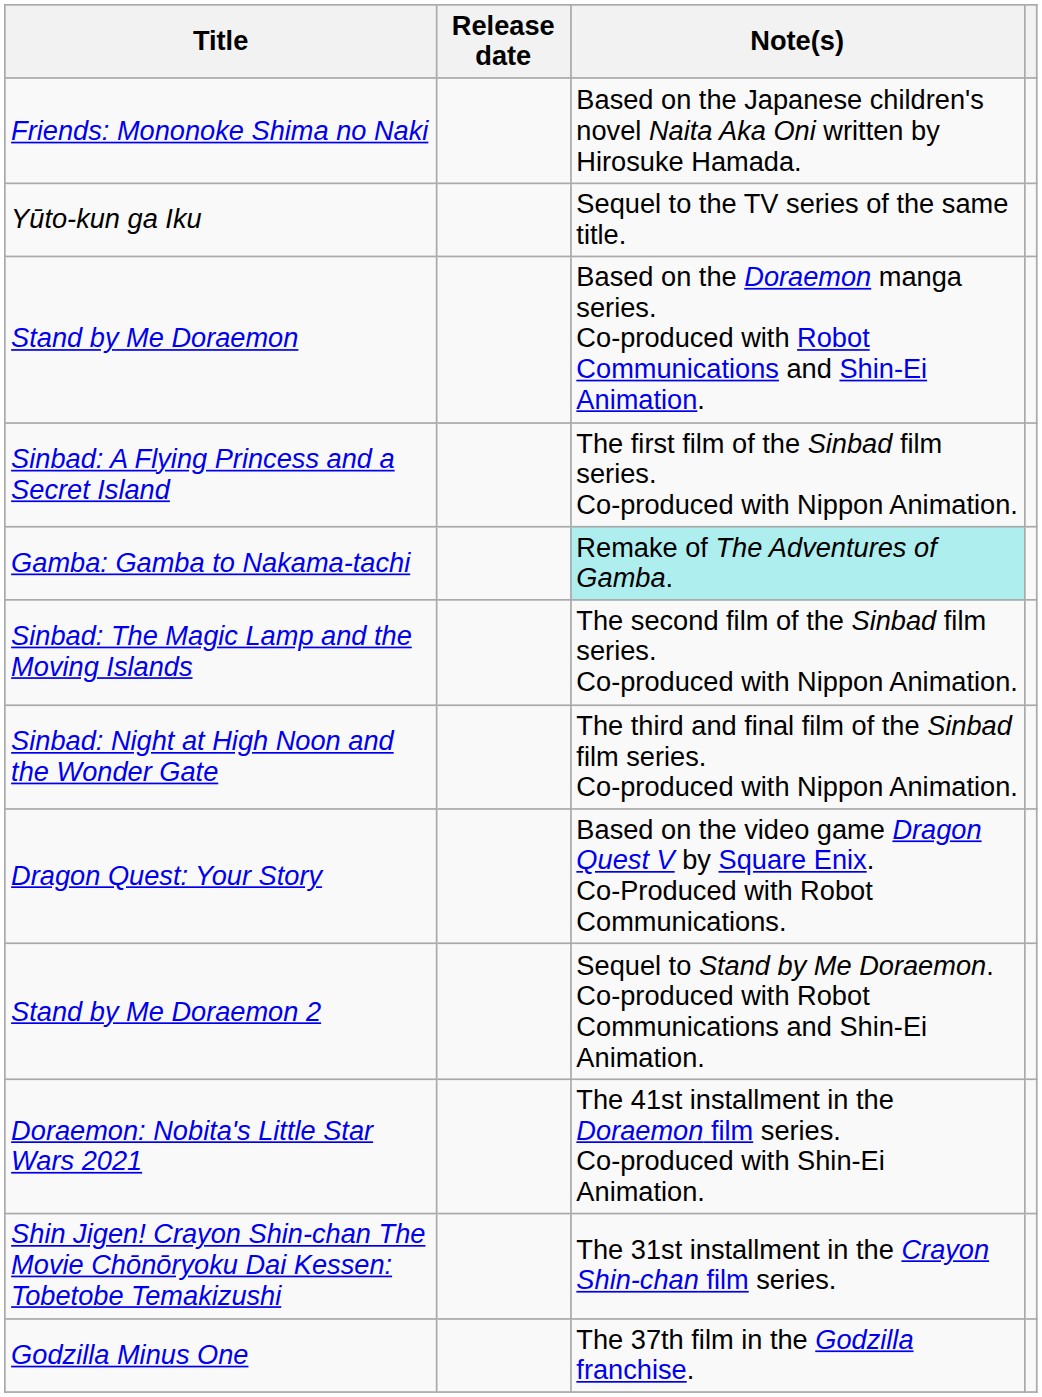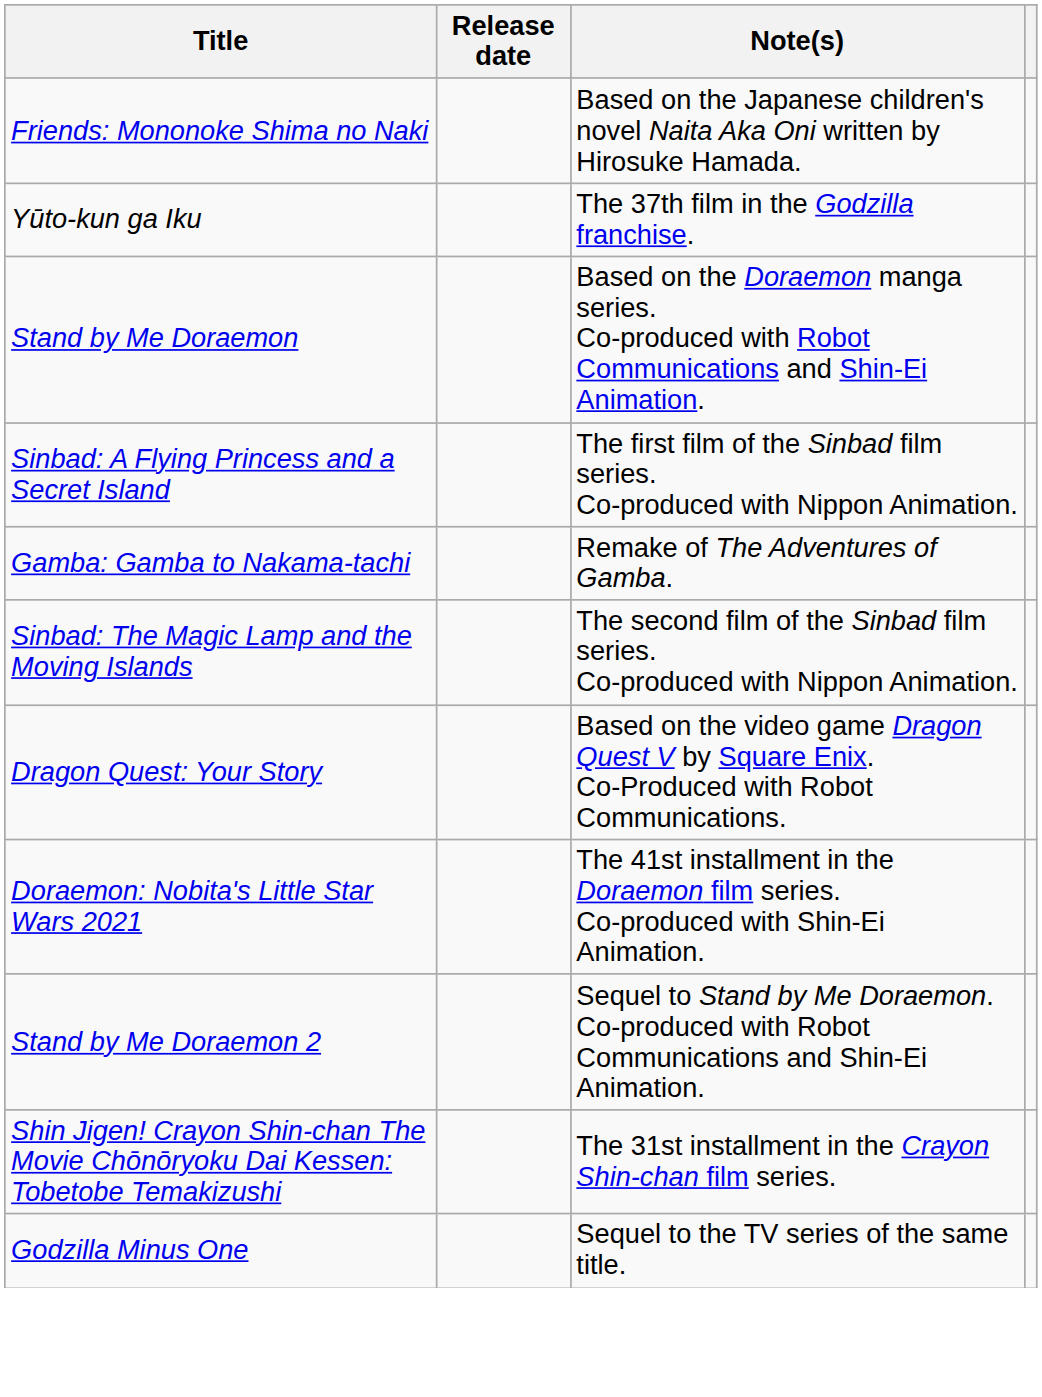(792, 219) Sequel to the TV series of the same title. -> (745, 219) The 37th film in the Godzilla franchise.
(757, 563) paleturquoise background -> (757, 563) no background
- row: (202, 756)
rows swapped: (166, 1011) <-> (192, 1145)
(745, 1354) The 37th film in the Godzilla franchise. -> (792, 1250) Sequel to the TV series of the same title.
